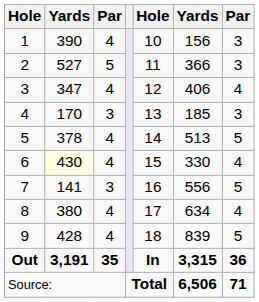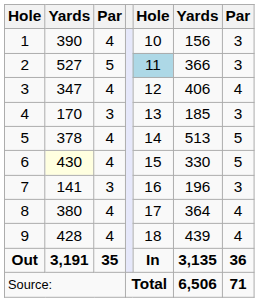(153, 65) no background -> (153, 65) lightblue background
(238, 162) 4 -> (238, 162) 5
(198, 187) 556 -> (198, 187) 196
(238, 187) 5 -> (238, 187) 3
(198, 211) 634 -> (198, 211) 364
(198, 235) 839 -> (198, 235) 439
(238, 235) 5 -> (238, 235) 4
(198, 260) 3,315 -> (198, 260) 3,135
